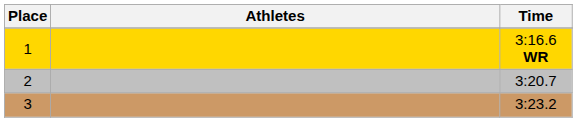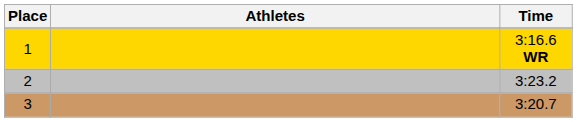(536, 81) 3:20.7 -> (536, 81) 3:23.2
(536, 104) 3:23.2 -> (536, 104) 3:20.7
